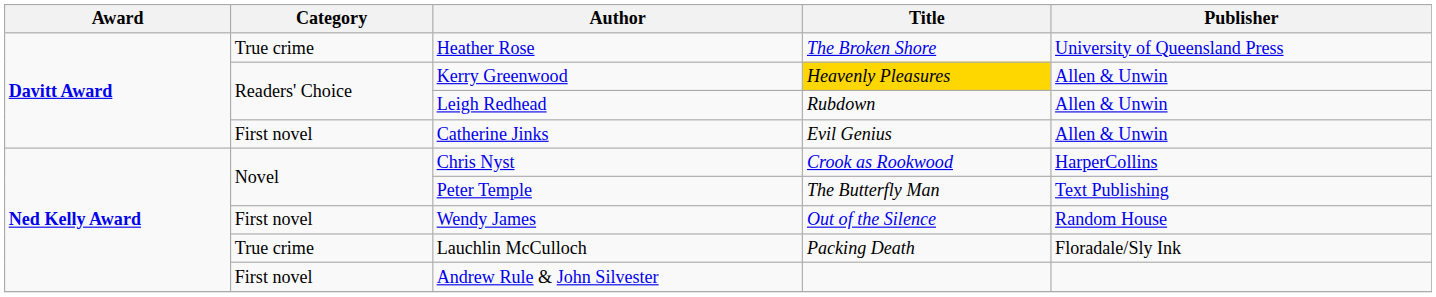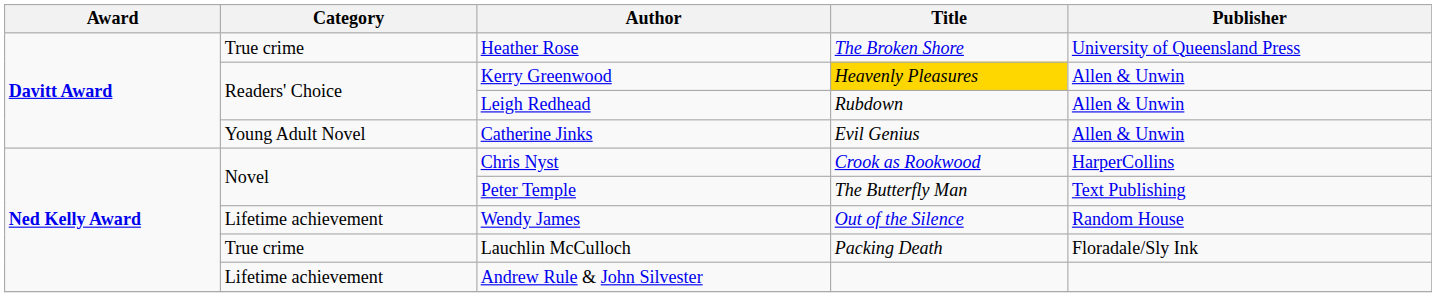(274, 133) First novel -> (295, 133) Young Adult Novel
(274, 219) First novel -> (304, 219) Lifetime achievement
(274, 276) First novel -> (304, 276) Lifetime achievement
